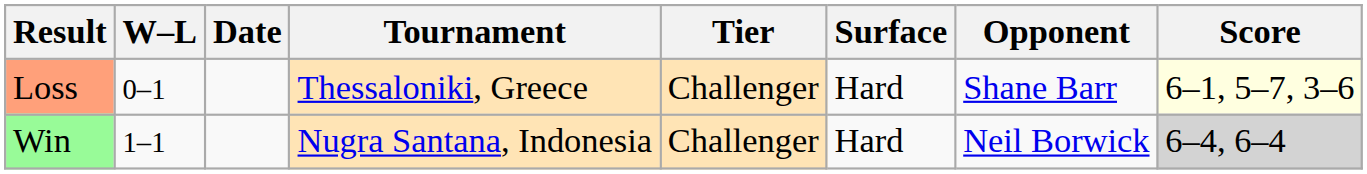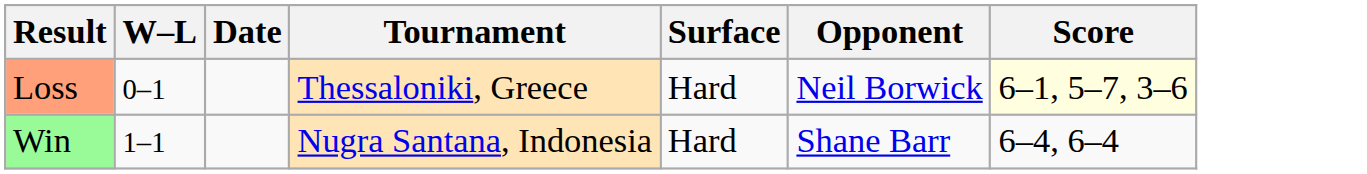- column: (743, 31)
(1040, 86) Shane Barr -> (890, 86) Neil Borwick
(1056, 140) Neil Borwick -> (873, 140) Shane Barr
(1226, 140) lightgrey background -> (1059, 140) no background
